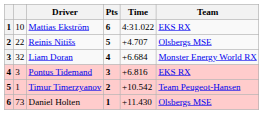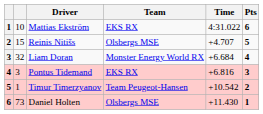columns swapped: (208, 12) <-> (112, 12)
(20, 42) 22 -> (20, 42) 15
